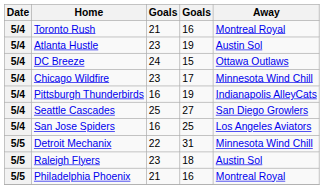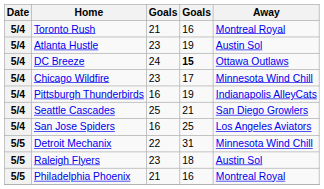(188, 62) normal -> (188, 62) bold
(188, 111) 27 -> (188, 111) 21
